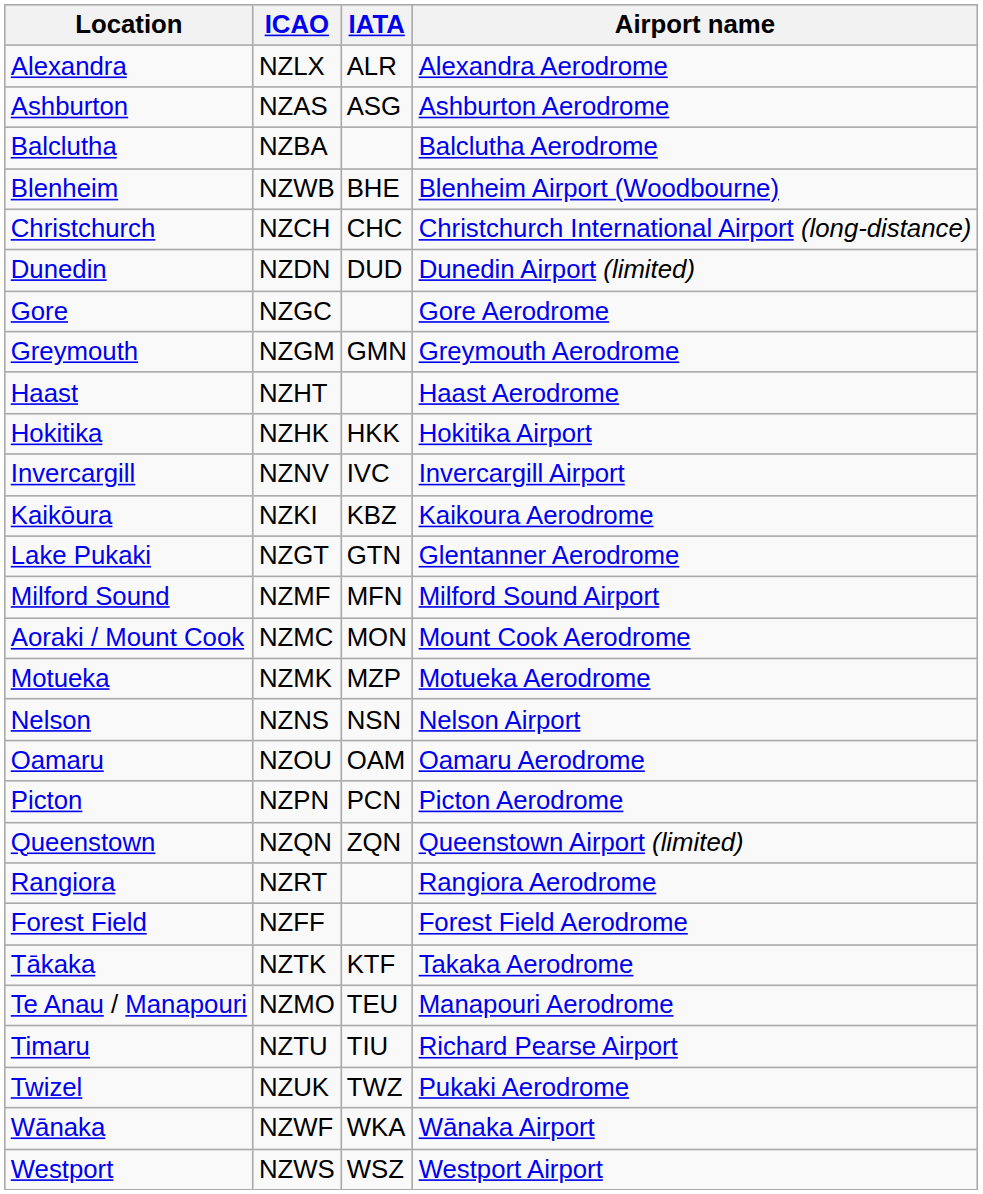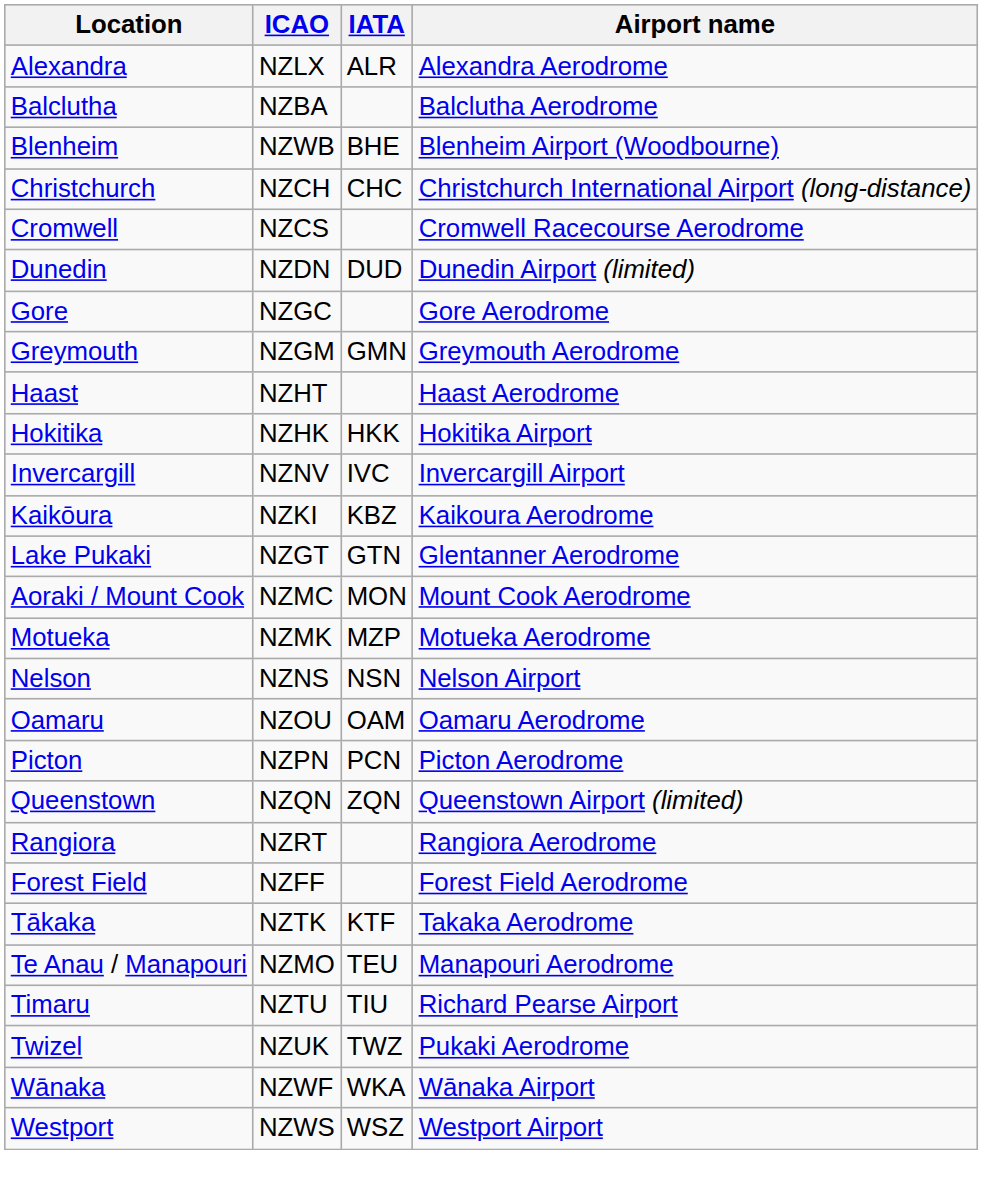- row: (69, 106)
+ row: (64, 229)
- row: (90, 596)
